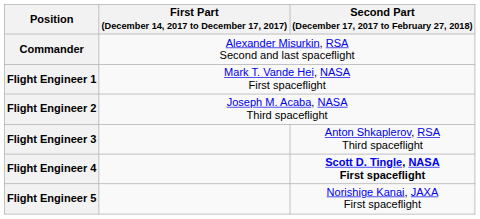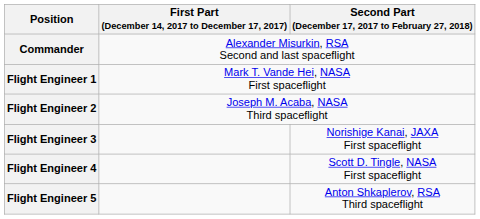(382, 139) Anton Shkaplerov, RSA Third spaceflight -> (382, 139) Norishige Kanai, JAXA First spaceflight
(382, 169) bold -> (382, 169) normal
(382, 199) Norishige Kanai, JAXA First spaceflight -> (382, 199) Anton Shkaplerov, RSA Third spaceflight
